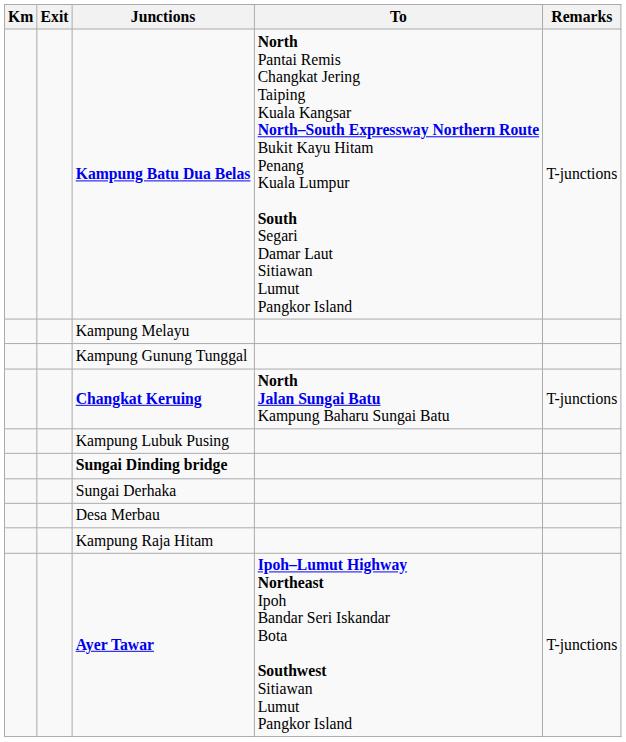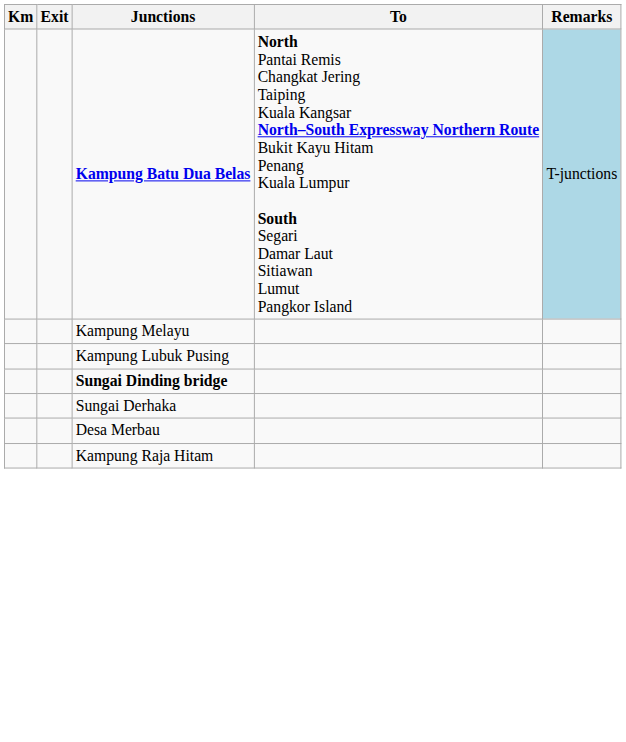(582, 174) no background -> (582, 174) lightblue background
- row: (162, 356)
- row: (139, 398)
- row: (115, 644)
